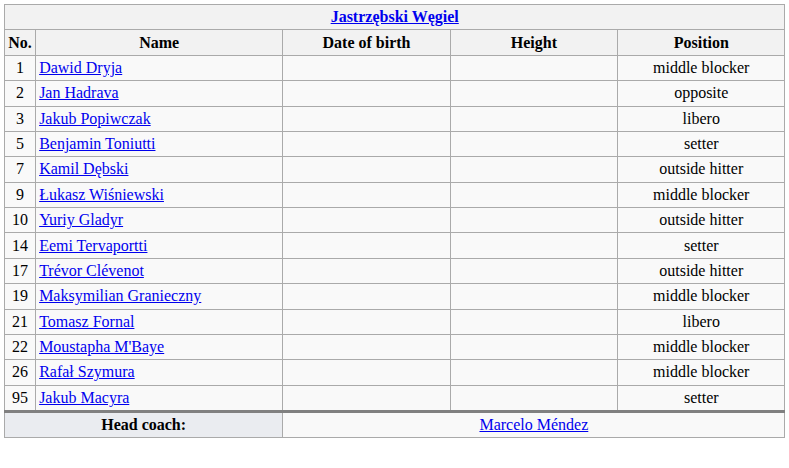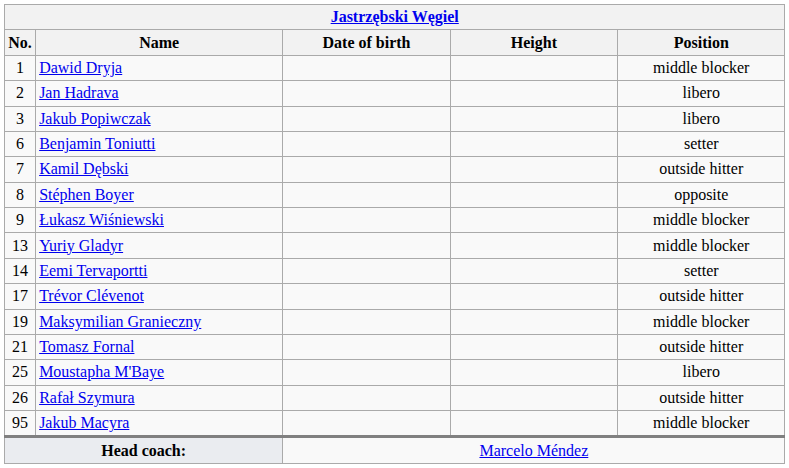(701, 93) opposite -> (701, 93) libero
(20, 144) 5 -> (20, 144) 6
+ row: (86, 194)
(20, 220) 10 -> (20, 245) 13
(701, 220) outside hitter -> (701, 245) middle blocker
(701, 321) libero -> (701, 347) outside hitter
(20, 347) 22 -> (20, 372) 25
(701, 347) middle blocker -> (701, 372) libero
(701, 372) middle blocker -> (701, 397) outside hitter
(701, 397) setter -> (701, 423) middle blocker
